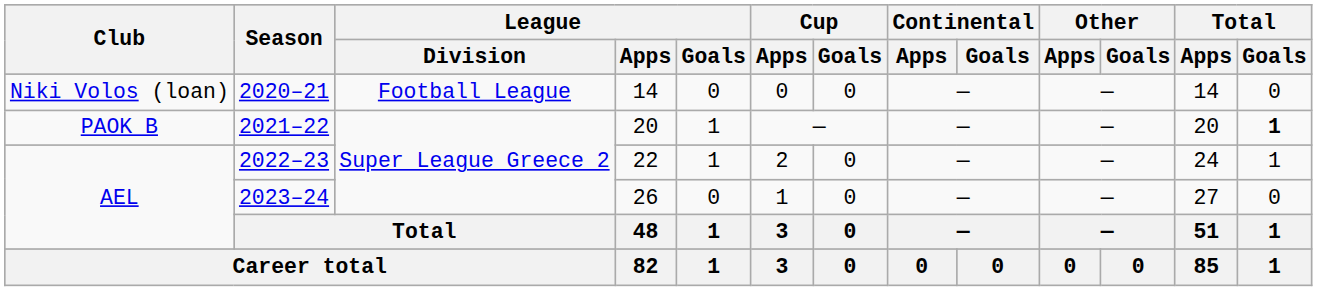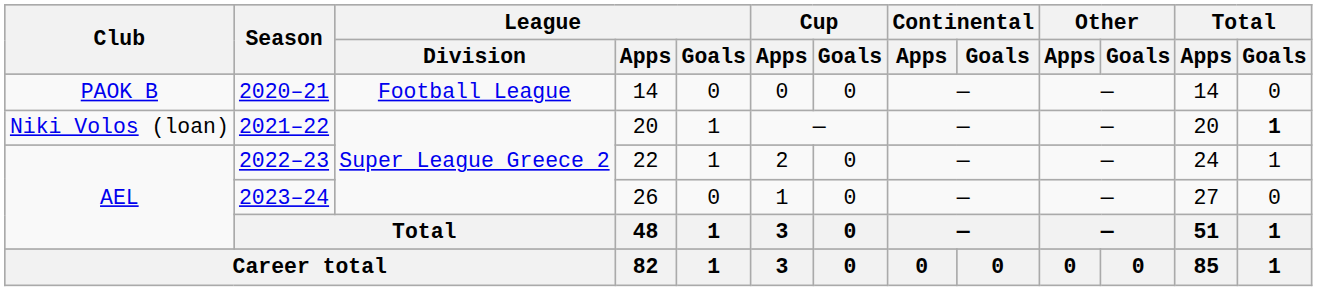(119, 92) Niki Volos (loan) -> (119, 92) PAOK B
(119, 127) PAOK B -> (119, 127) Niki Volos (loan)
